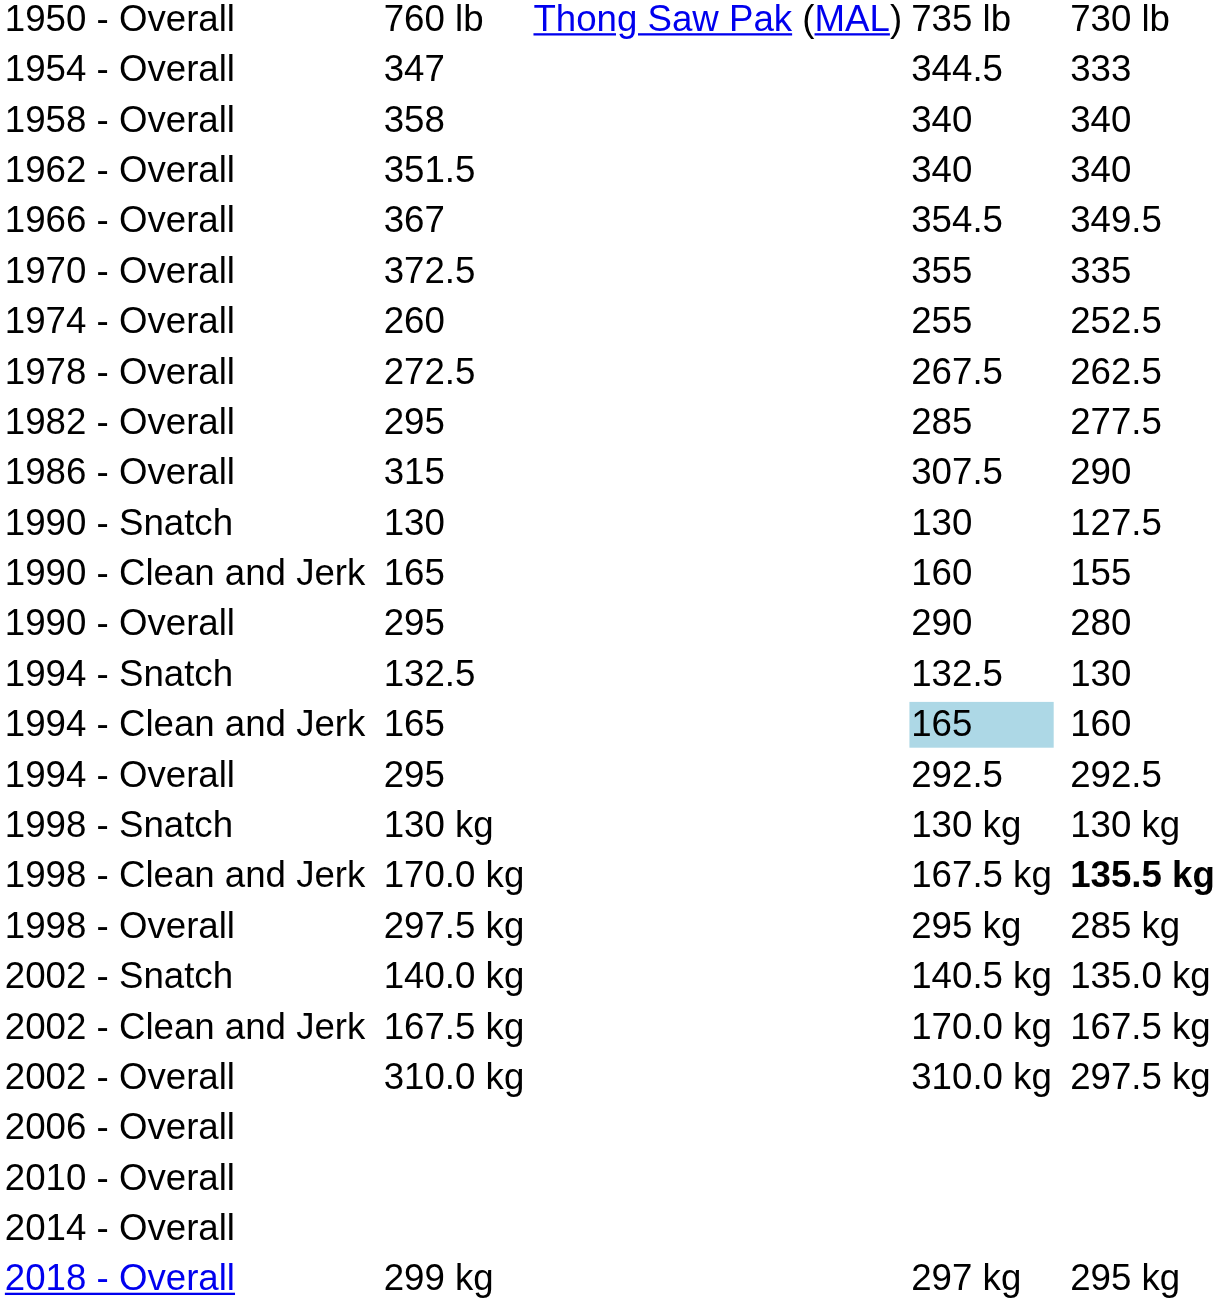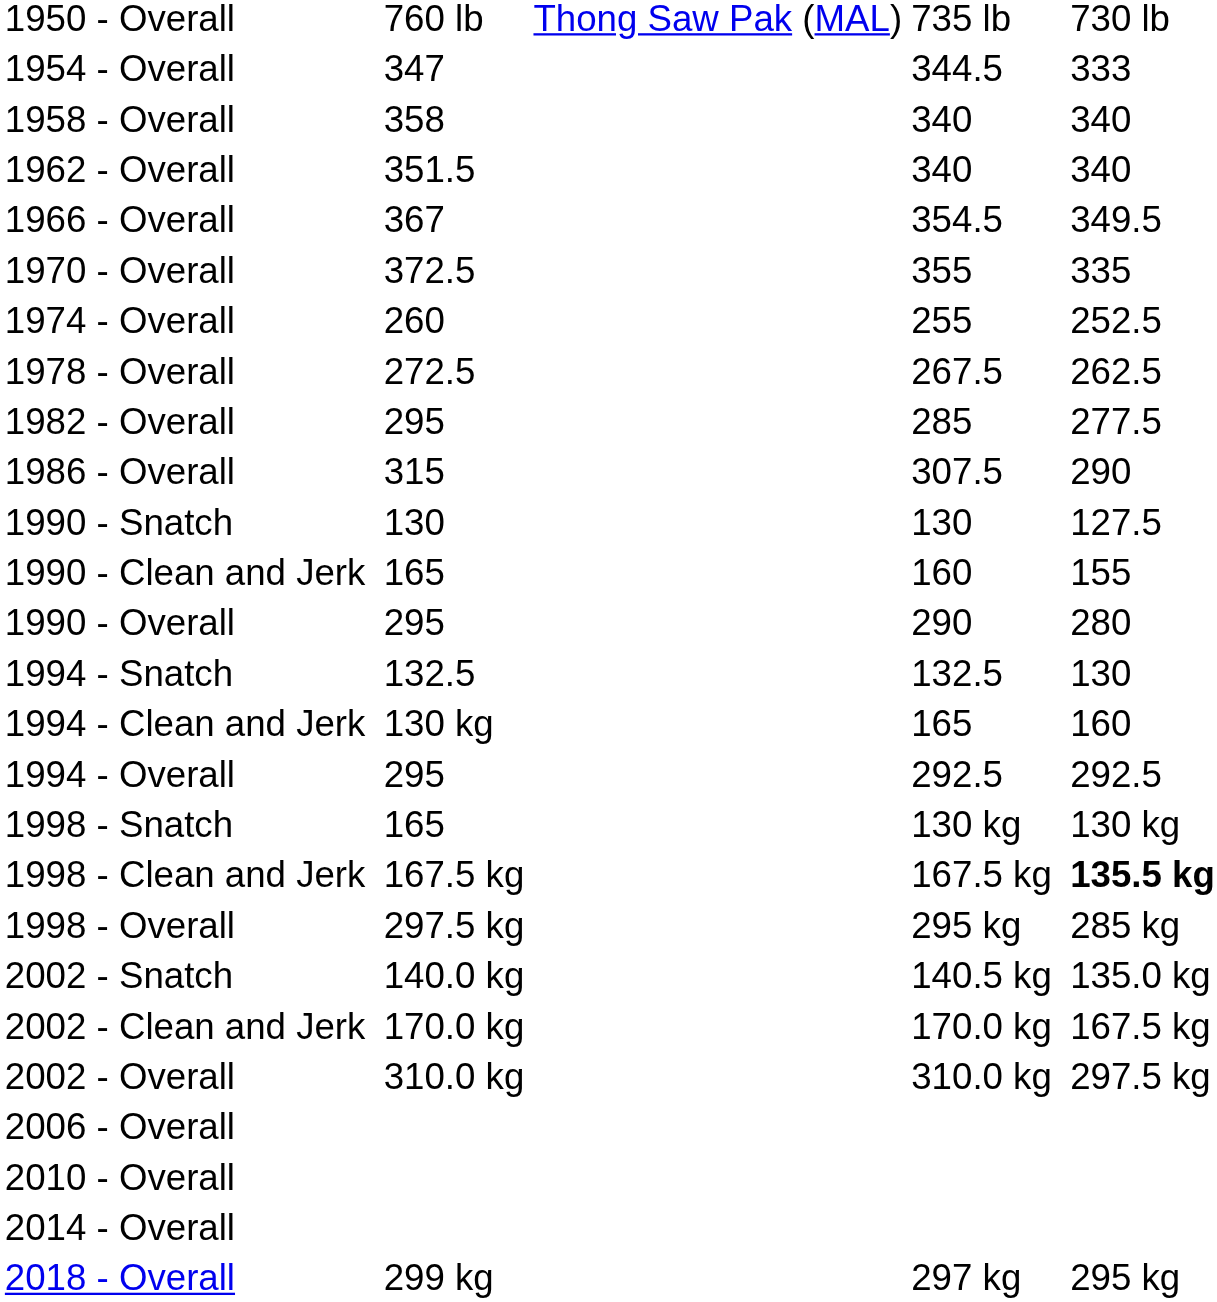(414, 724) 165 -> (439, 724) 130 kg
(942, 724) lightblue background -> (942, 724) no background
(439, 824) 130 kg -> (414, 824) 165
(454, 875) 170.0 kg -> (454, 875) 167.5 kg
(454, 1026) 167.5 kg -> (454, 1026) 170.0 kg
